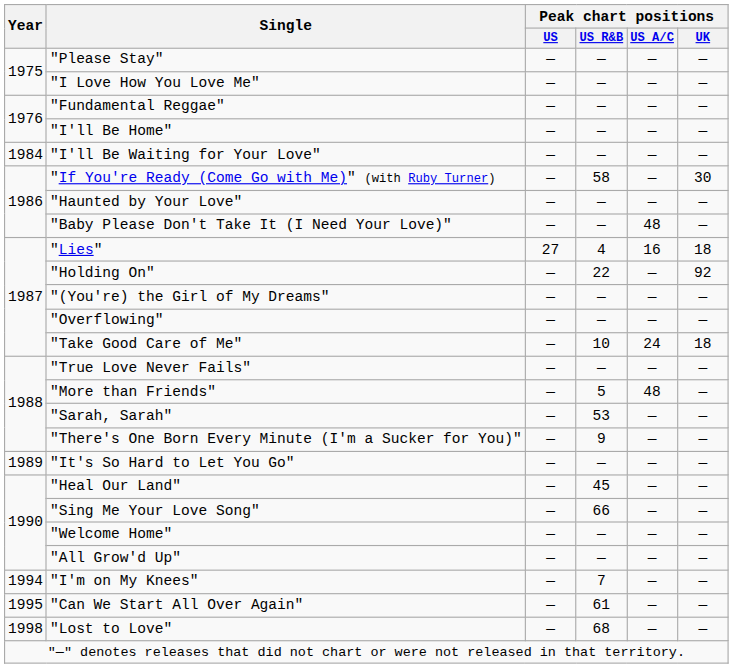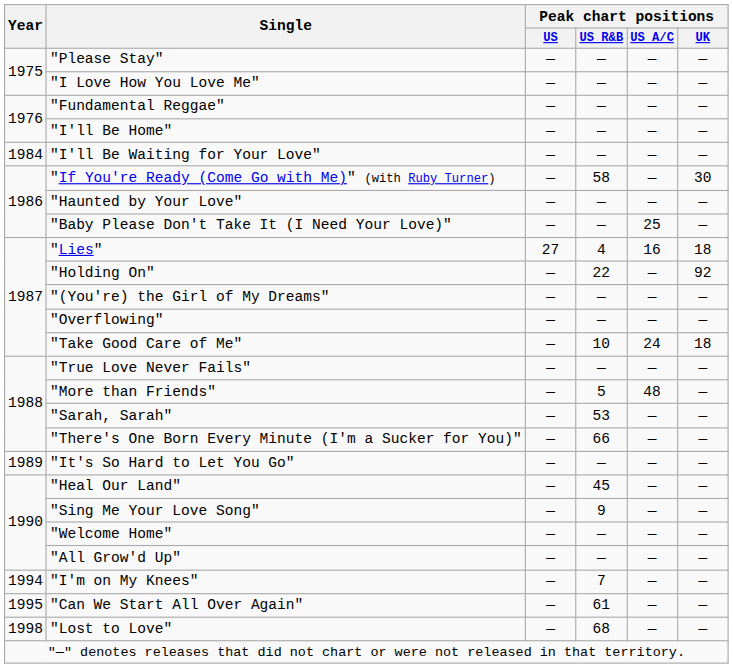(652, 226) 48 -> (652, 226) 25
(601, 439) 9 -> (601, 439) 66
(601, 510) 66 -> (601, 510) 9
